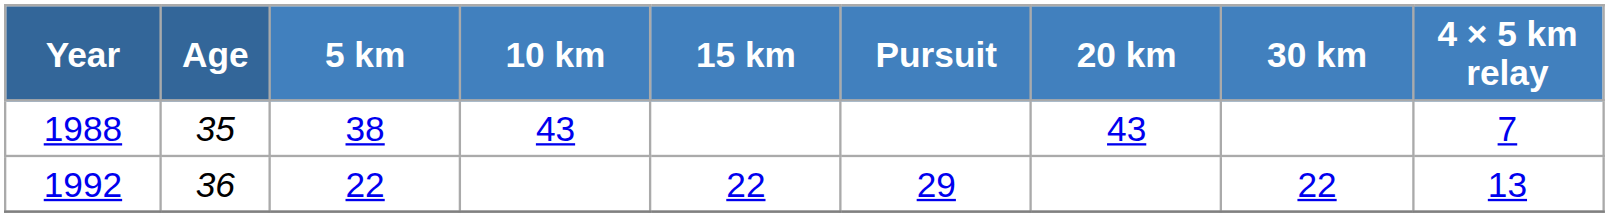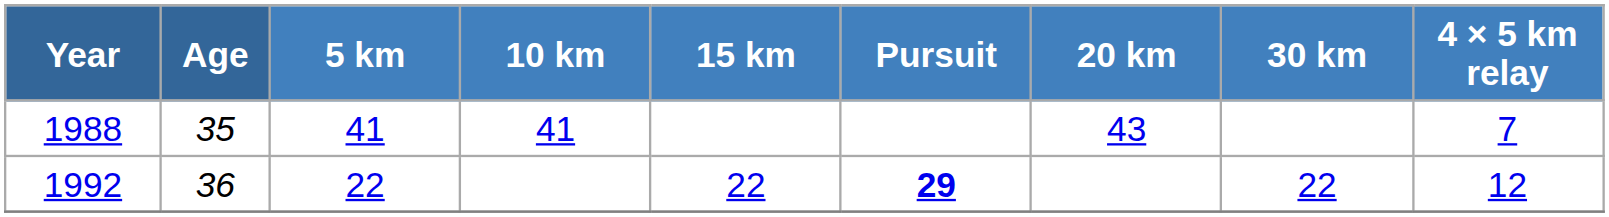(365, 129) 38 -> (365, 129) 41
(556, 129) 43 -> (556, 129) 41
(936, 184) normal -> (936, 184) bold
(1507, 184) 13 -> (1507, 184) 12
